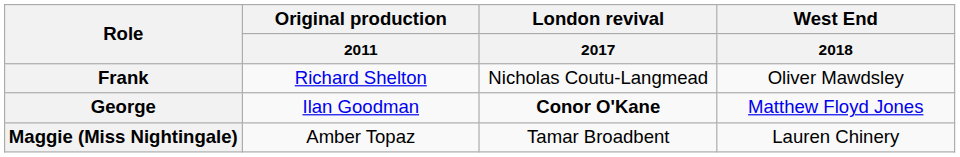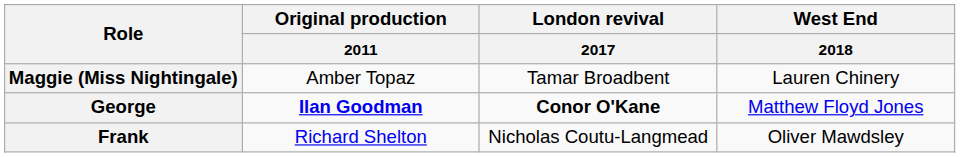rows swapped: (123, 136) <-> (123, 78)
(361, 107) normal -> (361, 107) bold
